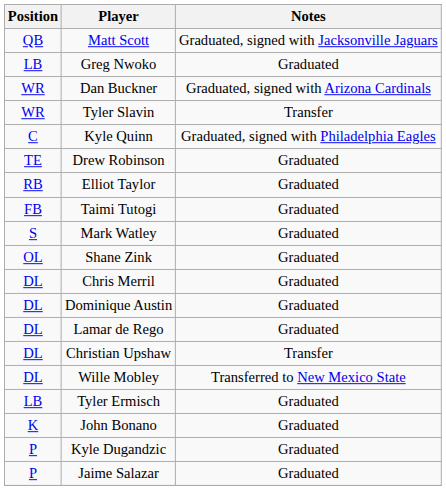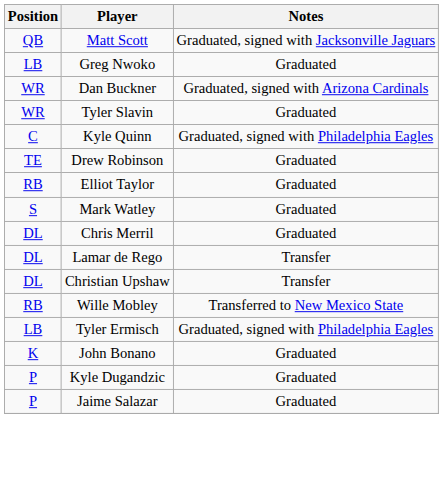(308, 112) Transfer -> (306, 112) Graduated
- row: (119, 209)
- row: (119, 257)
- row: (119, 305)
(308, 329) Graduated -> (306, 257) Transfer
(33, 377) DL -> (33, 305) RB
(308, 401) Graduated -> (306, 329) Graduated, signed with Philadelphia Eagles
